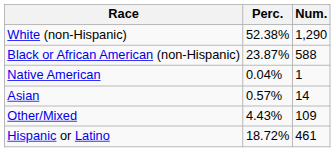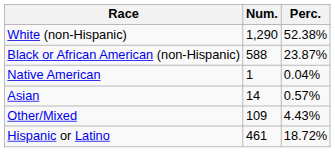columns swapped: (311, 14) <-> (268, 14)
